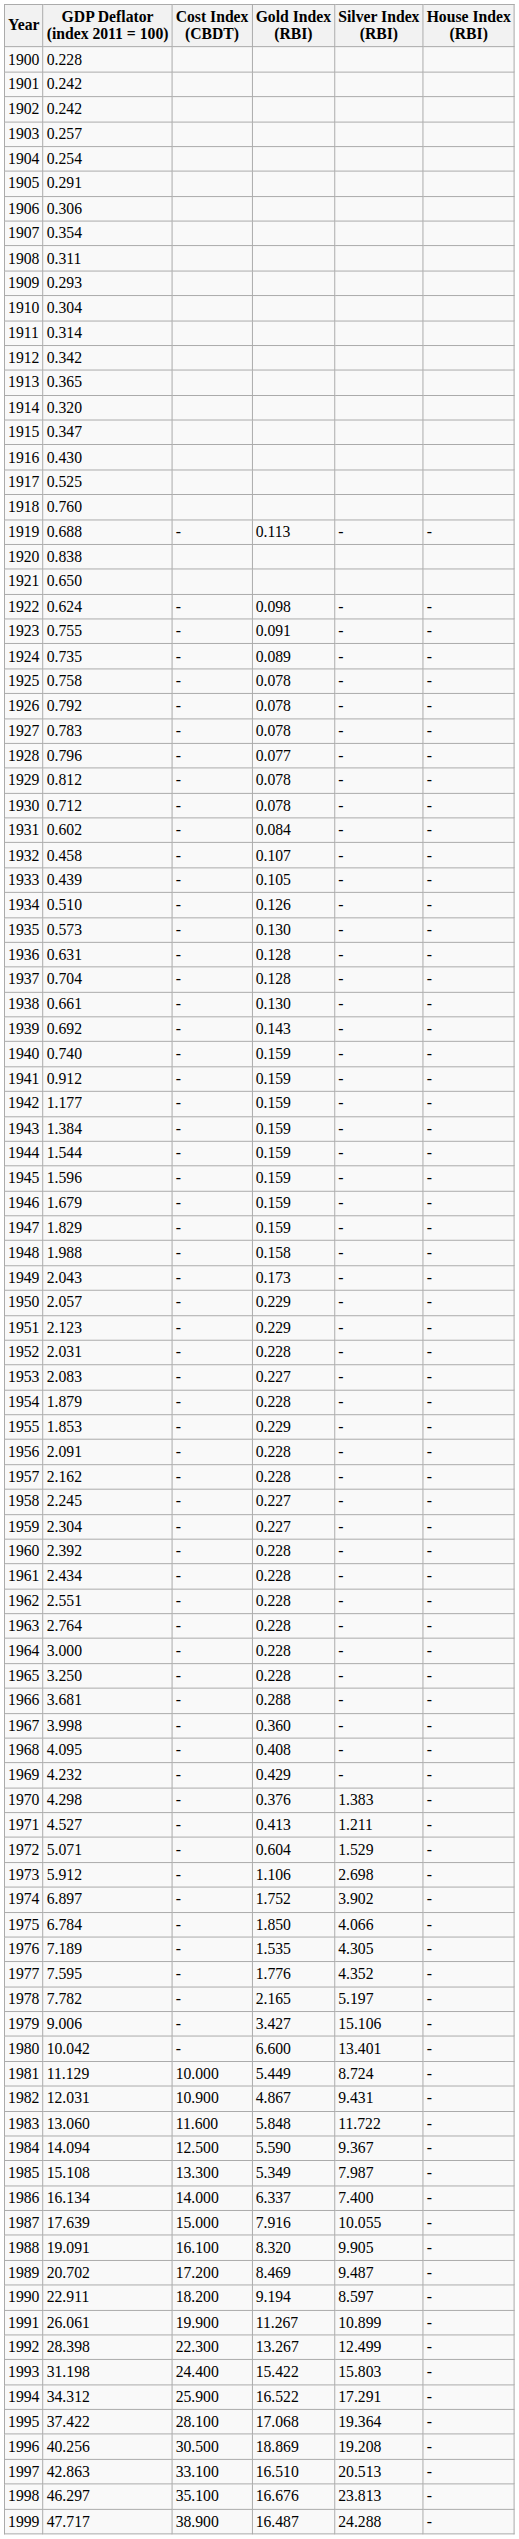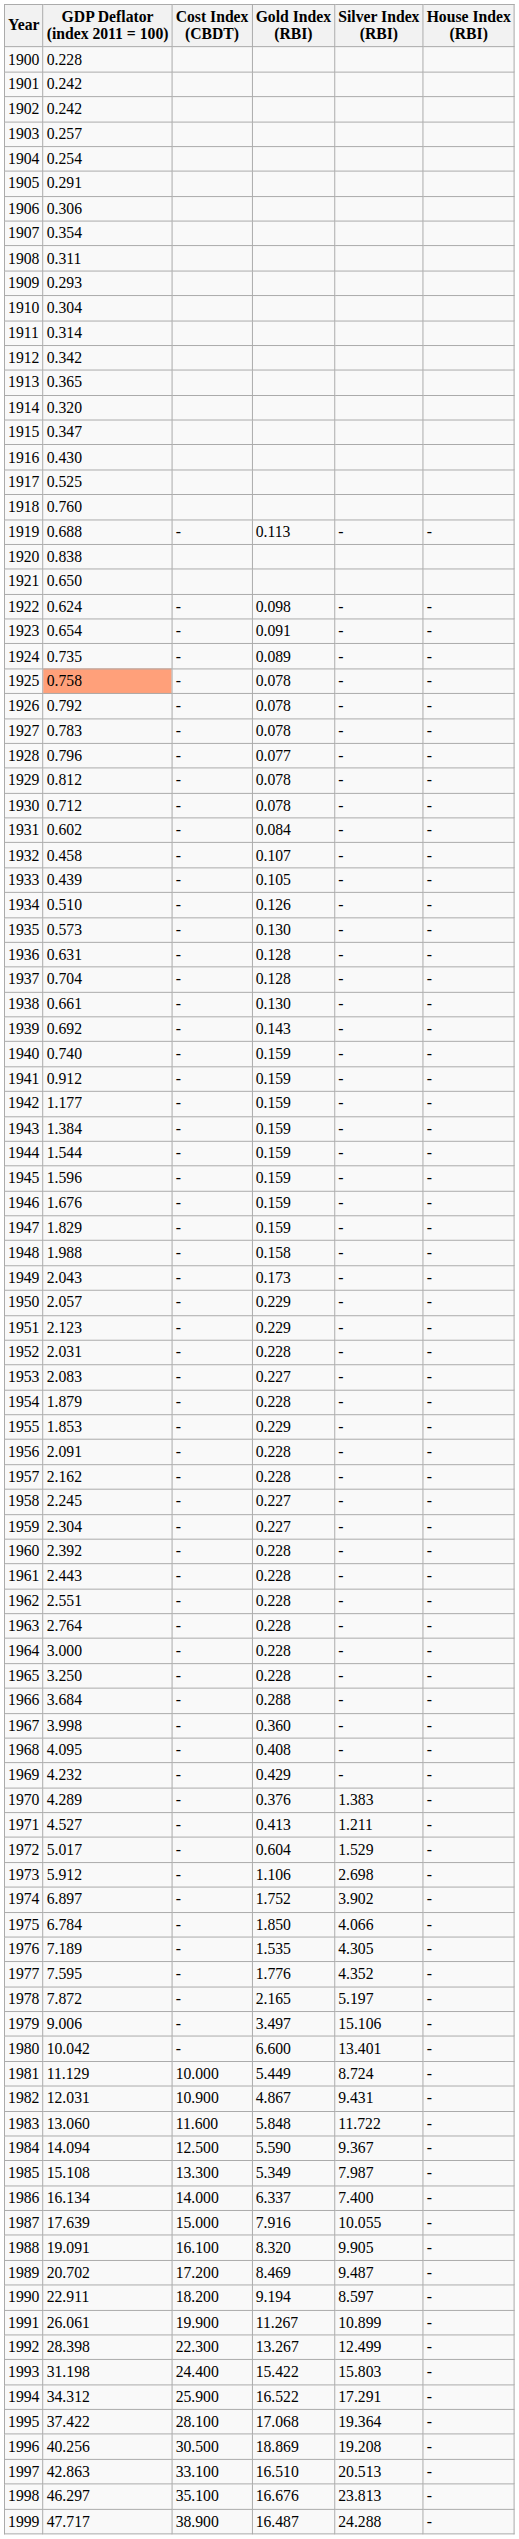(64, 631) 0.755 -> (64, 631) 0.654
(64, 681) no background -> (64, 681) lightsalmon background
(64, 1203) 1.679 -> (64, 1203) 1.676
(64, 1576) 2.434 -> (64, 1576) 2.443
(64, 1700) 3.681 -> (64, 1700) 3.684
(64, 1800) 4.298 -> (64, 1800) 4.289
(64, 1849) 5.071 -> (64, 1849) 5.017
(64, 1999) 7.782 -> (64, 1999) 7.872
(273, 2023) 3.427 -> (273, 2023) 3.497
